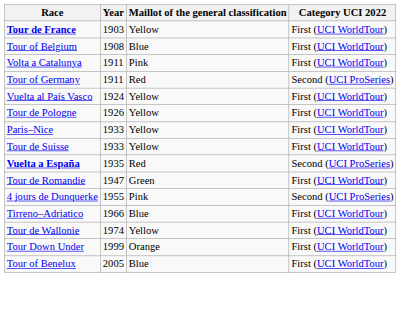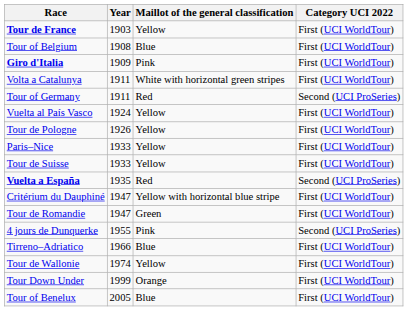+ row: (35, 63)
(139, 63) Pink -> (210, 79) White with horizontal green stripes
+ row: (56, 197)
